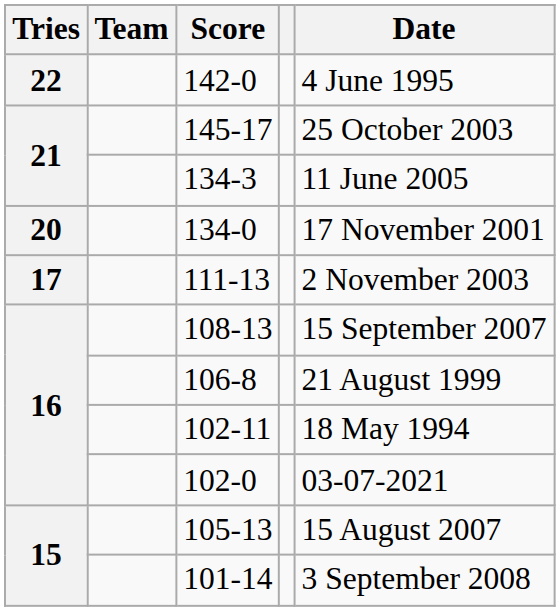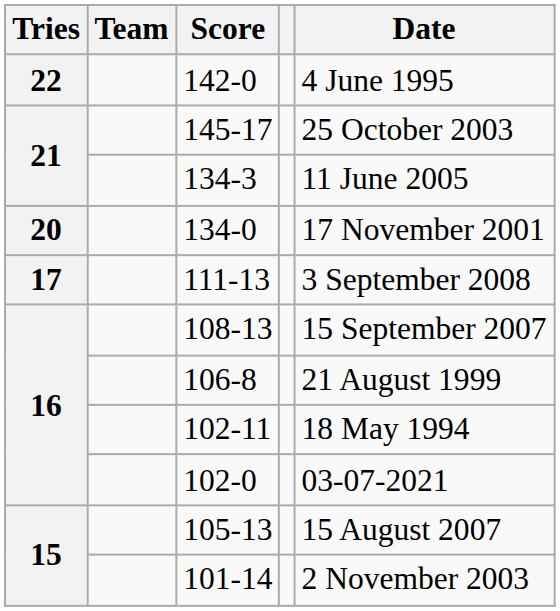(415, 279) 2 November 2003 -> (416, 279) 3 September 2008
(416, 579) 3 September 2008 -> (415, 579) 2 November 2003
